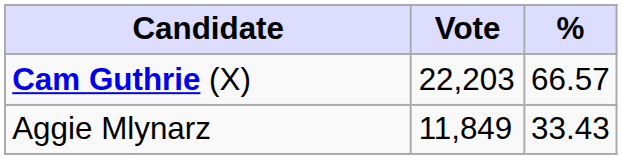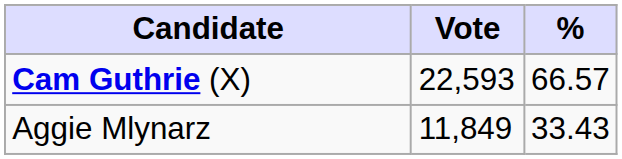(467, 79) 22,203 -> (467, 79) 22,593
